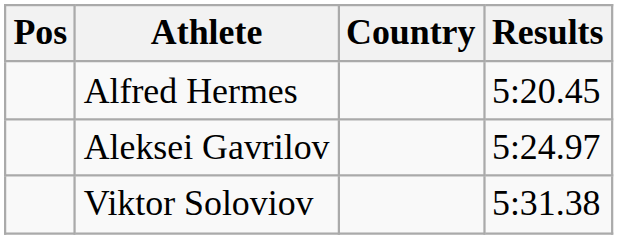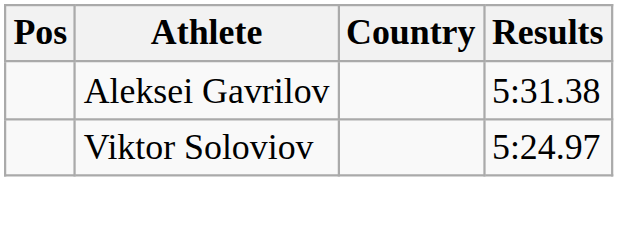- row: (191, 89)
(546, 146) 5:24.97 -> (546, 89) 5:31.38
(546, 203) 5:31.38 -> (546, 146) 5:24.97
